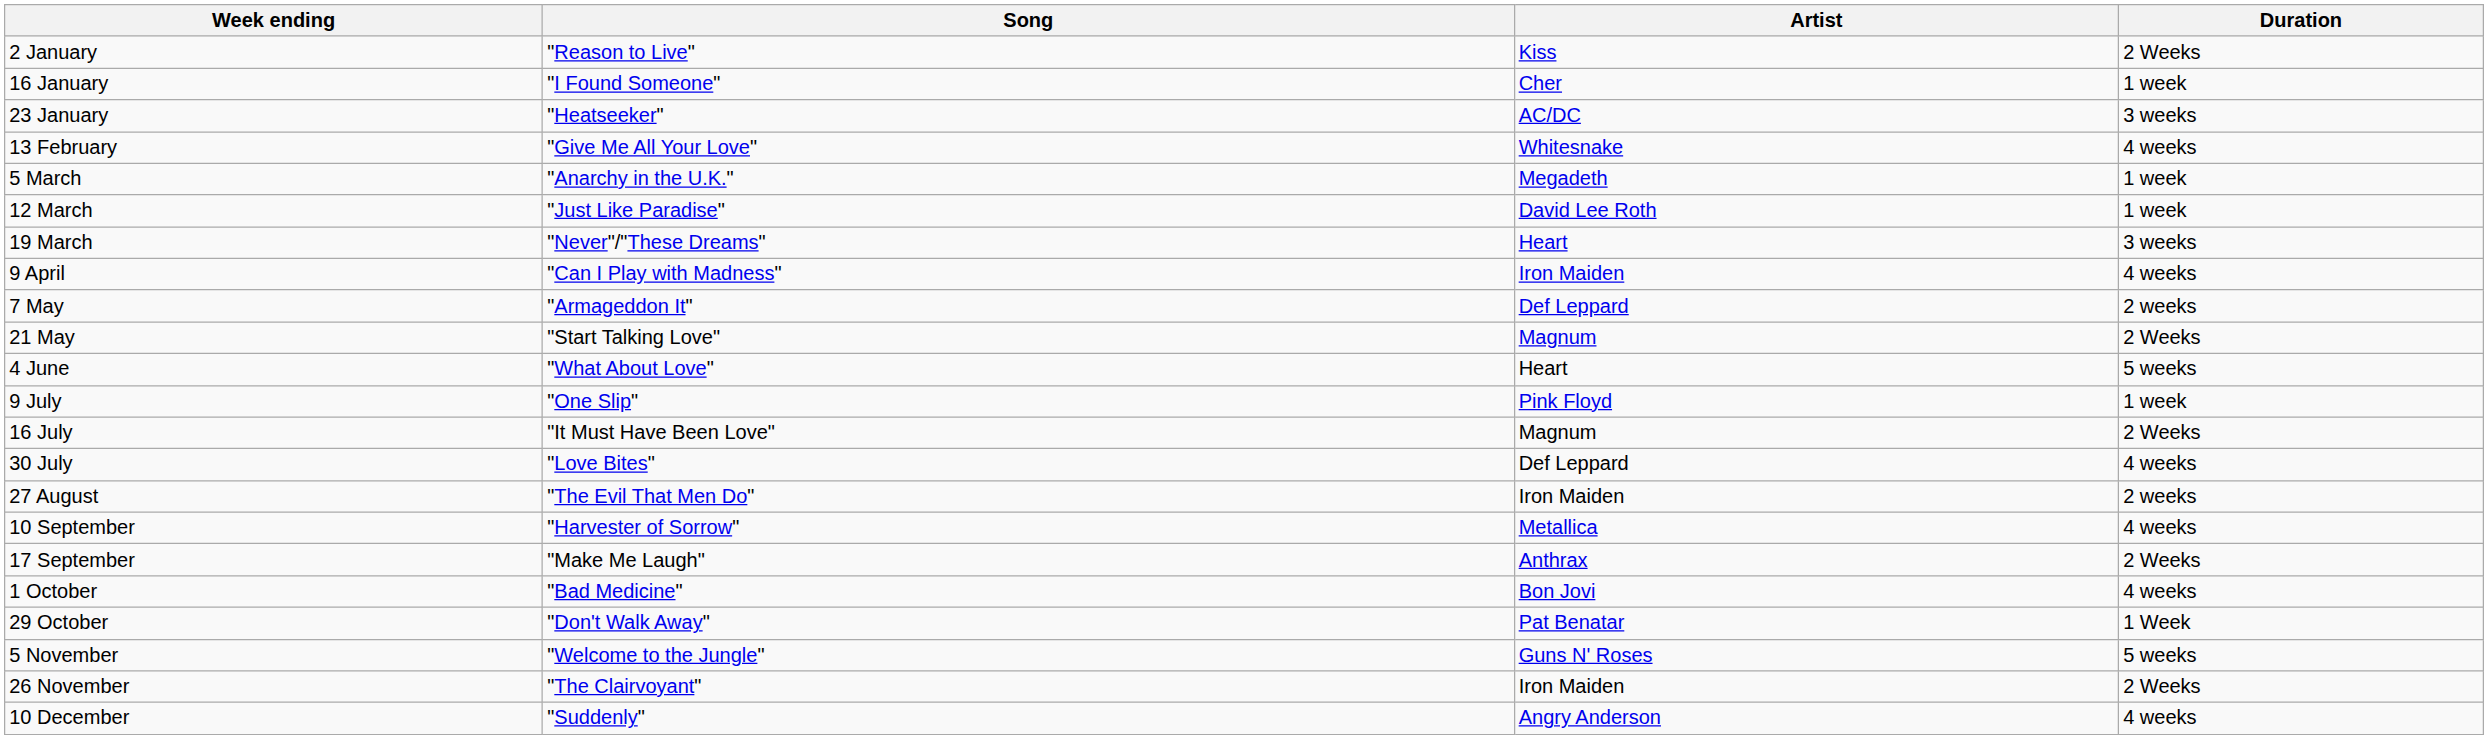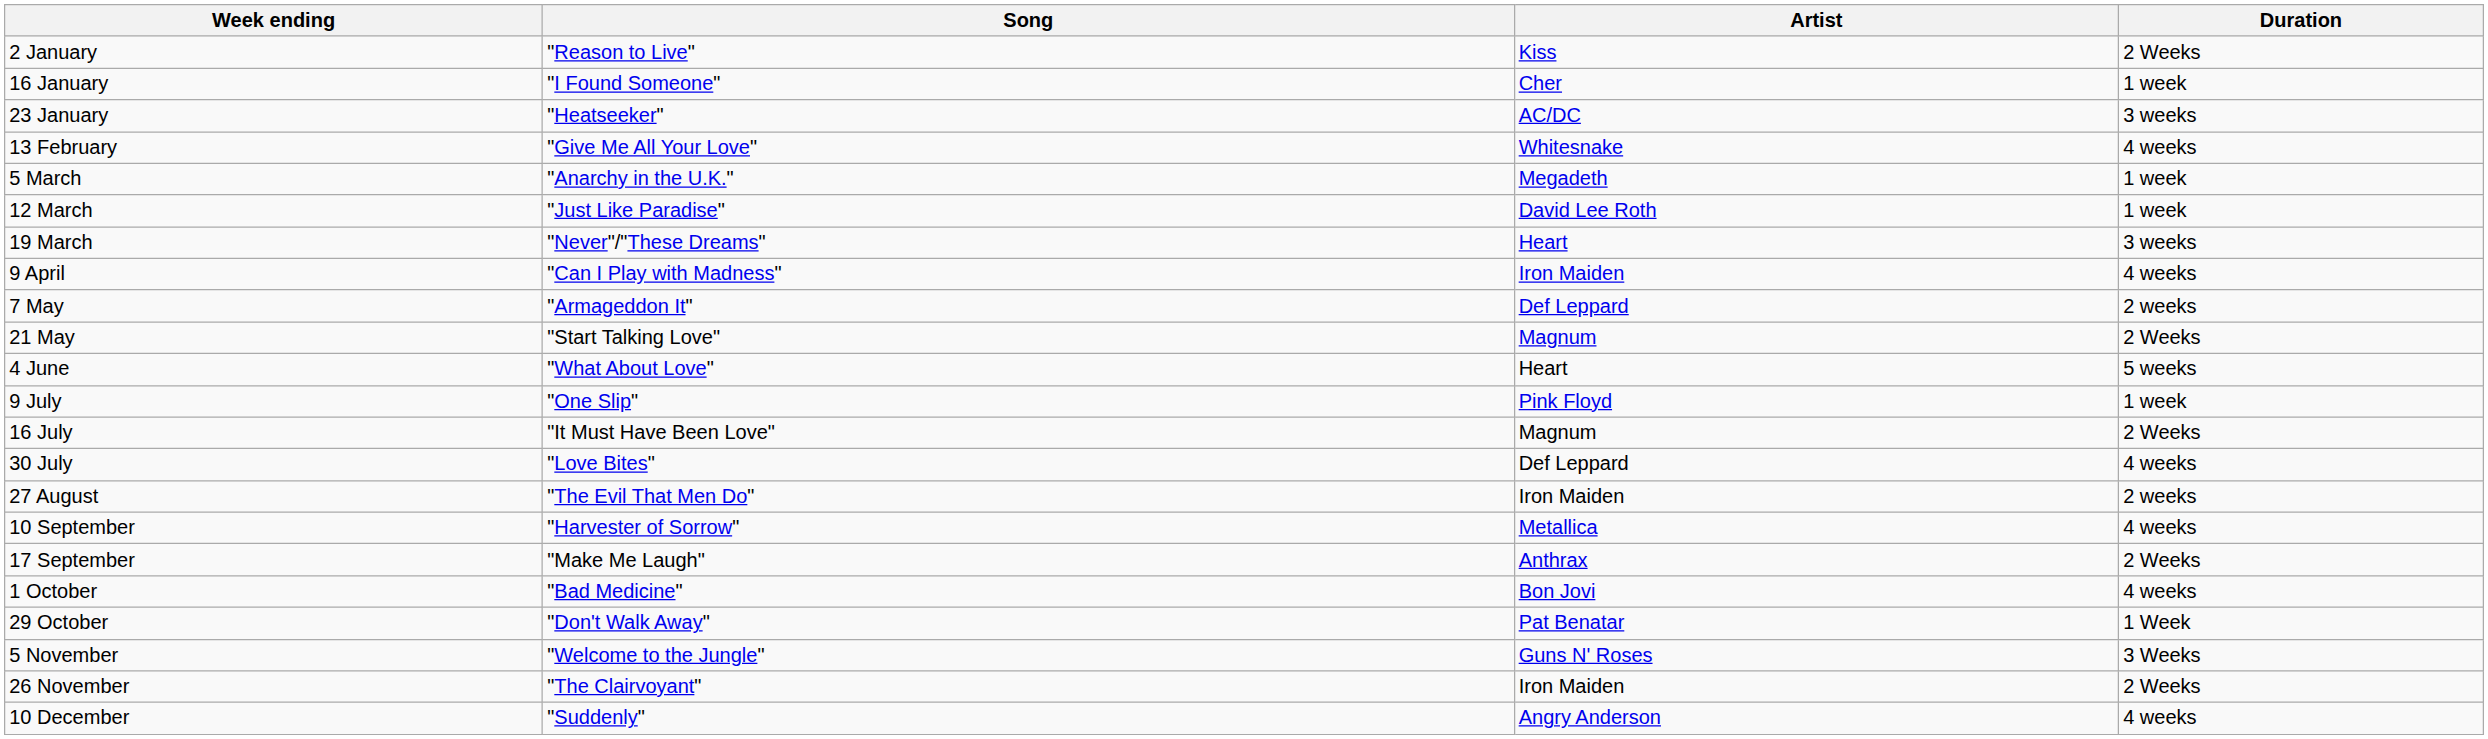(2160, 654) 5 weeks -> (2162, 654) 3 Weeks
